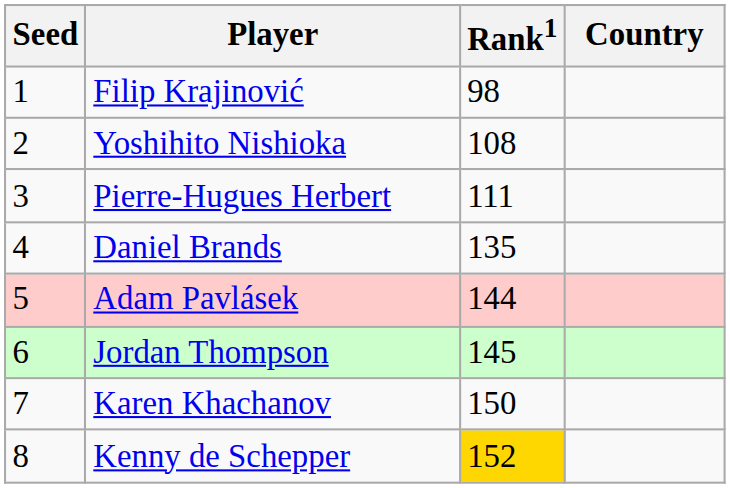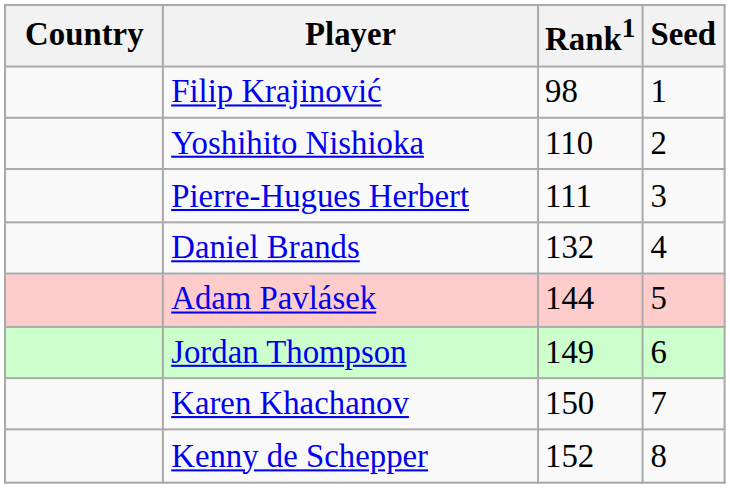columns swapped: (644, 34) <-> (45, 34)
(492, 143) 108 -> (569, 143) 110
(492, 247) 135 -> (570, 247) 132
(492, 351) 145 -> (570, 351) 149
(492, 455) gold background -> (570, 455) no background
